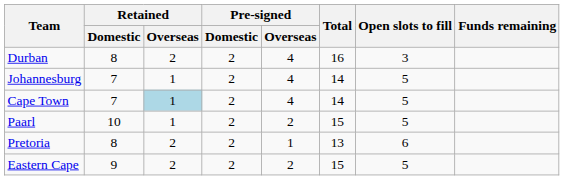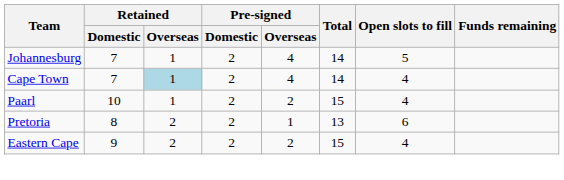- row: (28, 57)
(405, 100) 5 -> (405, 79) 4
(405, 121) 5 -> (405, 100) 4
(405, 164) 5 -> (405, 143) 4
